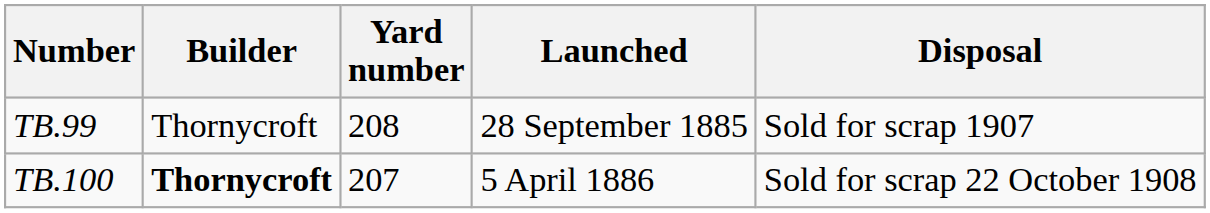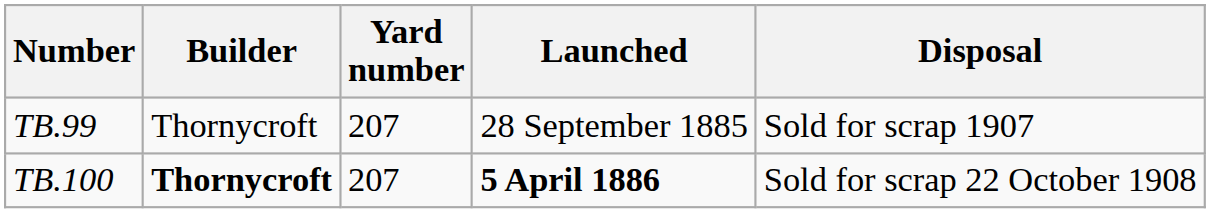(374, 125) 208 -> (374, 125) 207
(567, 179) normal -> (570, 179) bold
